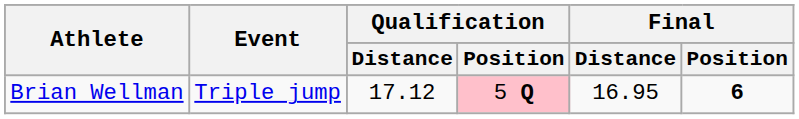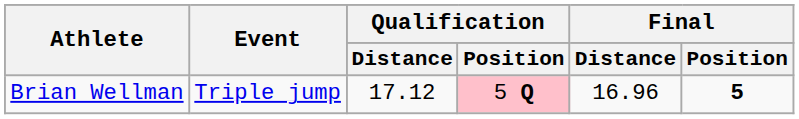(625, 94) 16.95 -> (625, 94) 16.96
(737, 94) 6 -> (737, 94) 5
